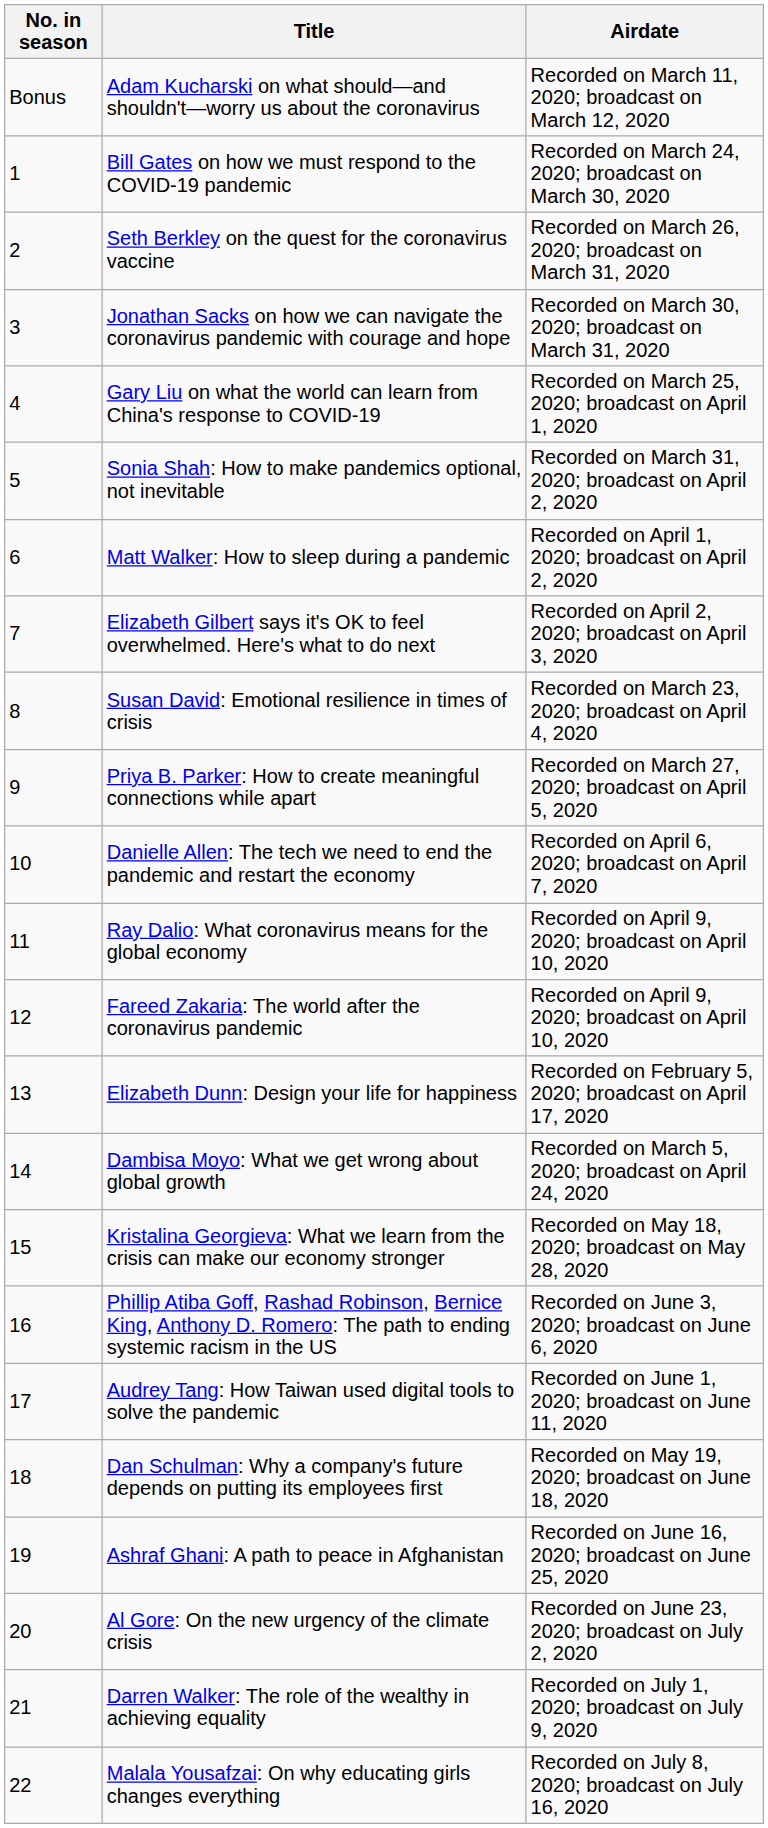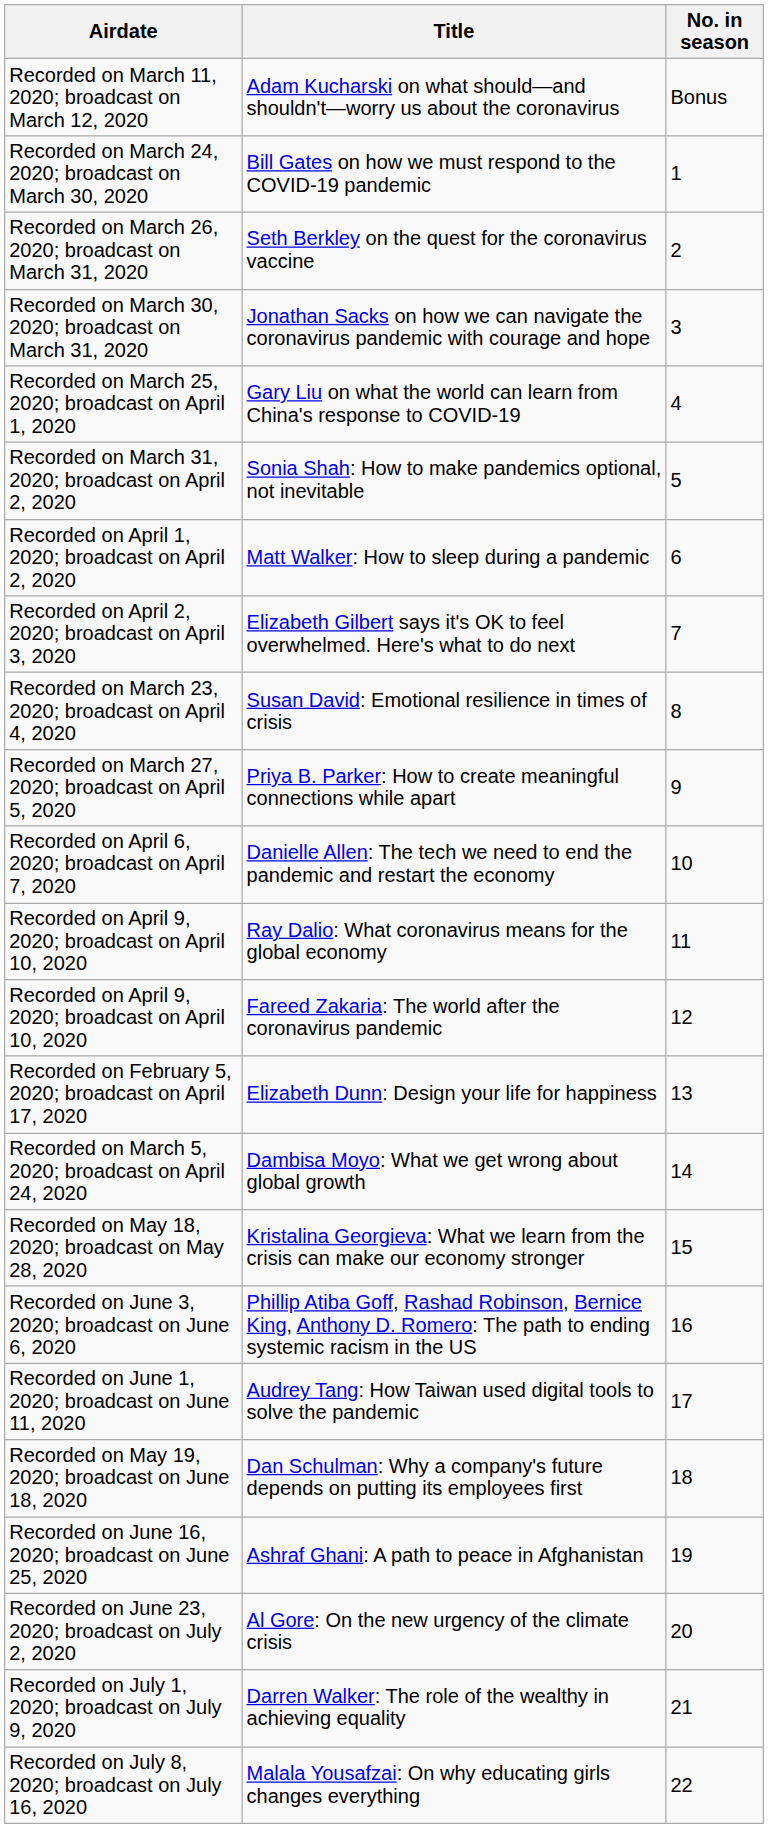columns swapped: (53, 31) <-> (645, 31)
